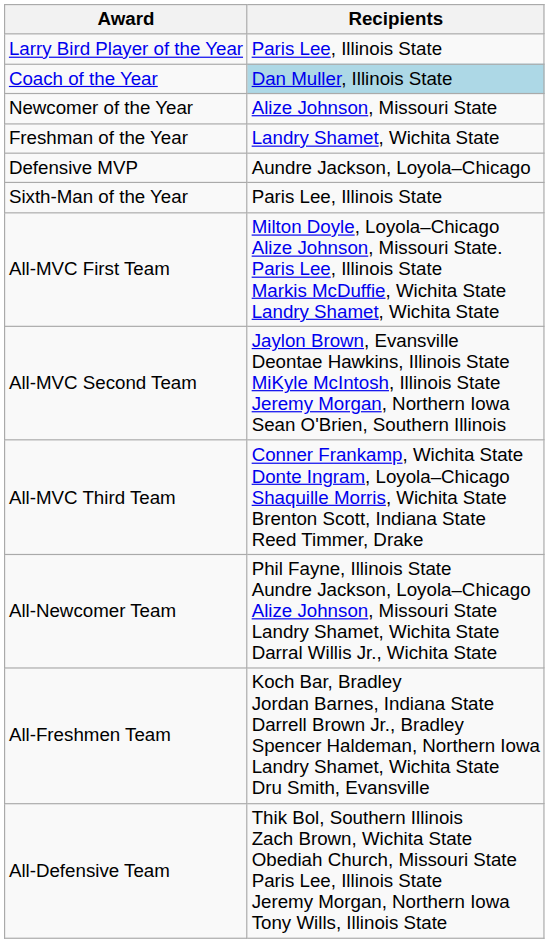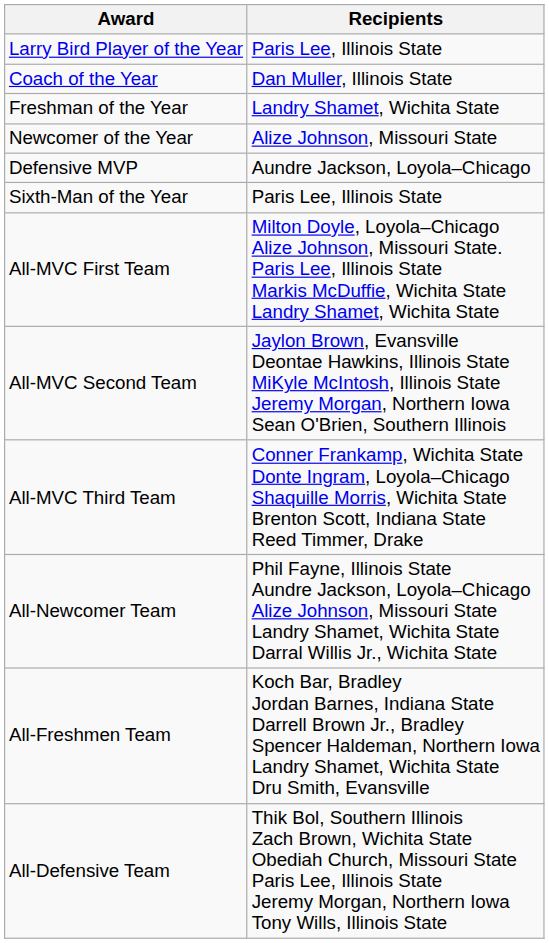(352, 78) lightblue background -> (352, 78) no background
rows swapped: (101, 108) <-> (98, 138)
